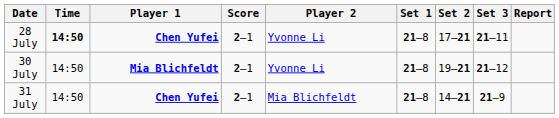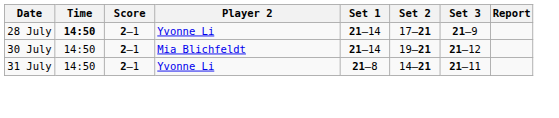- column: (155, 13)
(416, 37) 21–8 -> (365, 31) 21–14
(492, 37) 21–11 -> (465, 31) 21–9
(296, 67) Yvonne Li -> (202, 48) Mia Blichfeldt
(416, 67) 21–8 -> (365, 48) 21–14
(312, 98) Mia Blichfeldt -> (186, 66) Yvonne Li
(492, 98) 21–9 -> (465, 66) 21–11
